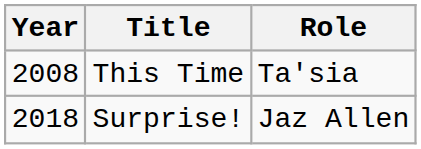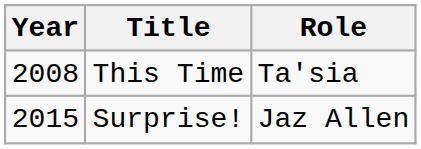(45, 119) 2018 -> (45, 119) 2015
